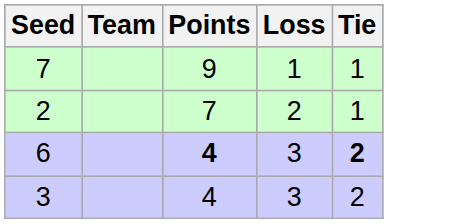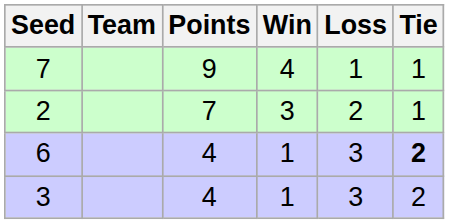+ column: (287, 25)
(209, 153) bold -> (209, 153) normal
